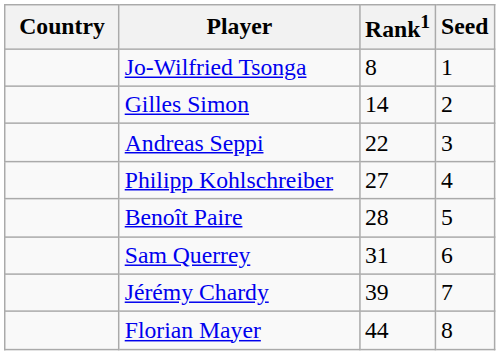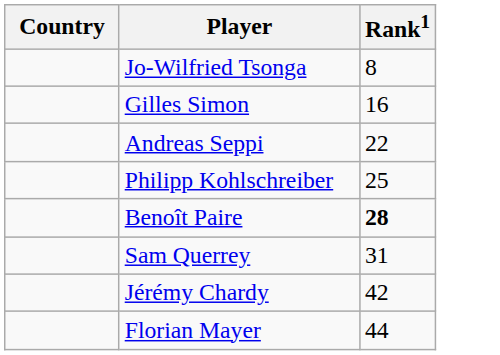- column: (465, 26)
(377, 104) 14 -> (377, 104) 16
(377, 179) 27 -> (377, 179) 25
(377, 217) normal -> (377, 217) bold
(377, 292) 39 -> (377, 292) 42
